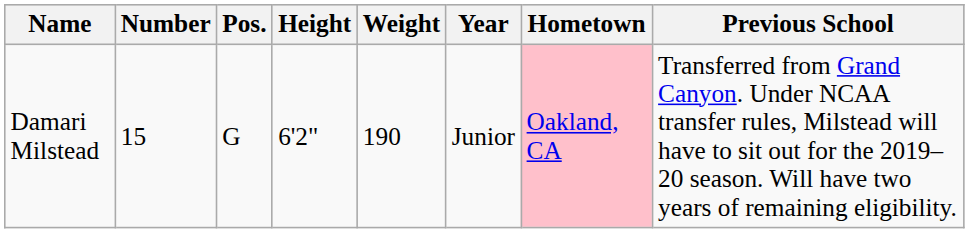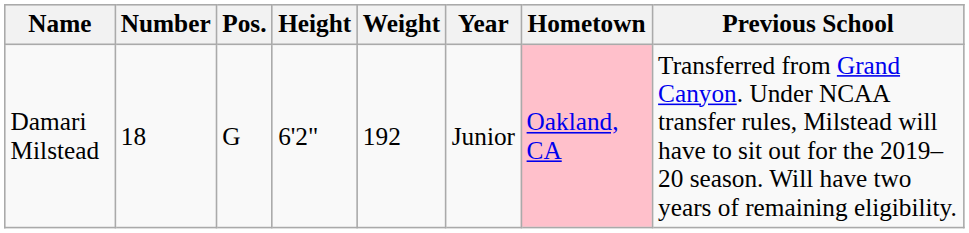(133, 135) 15 -> (133, 135) 18
(382, 135) 190 -> (382, 135) 192
